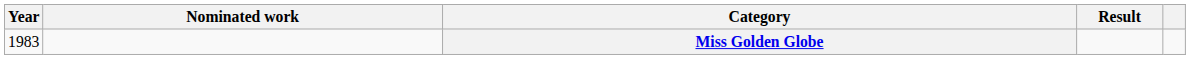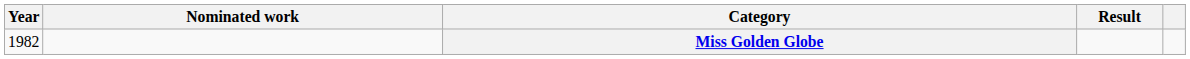(24, 41) 1983 -> (24, 41) 1982
